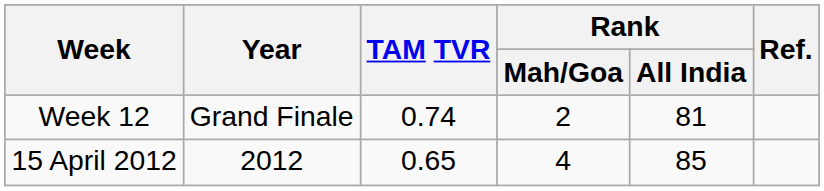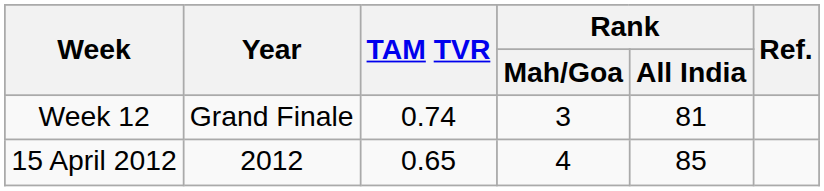(563, 116) 2 -> (563, 116) 3
